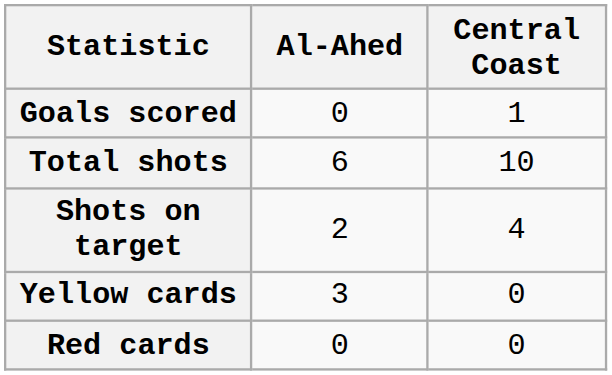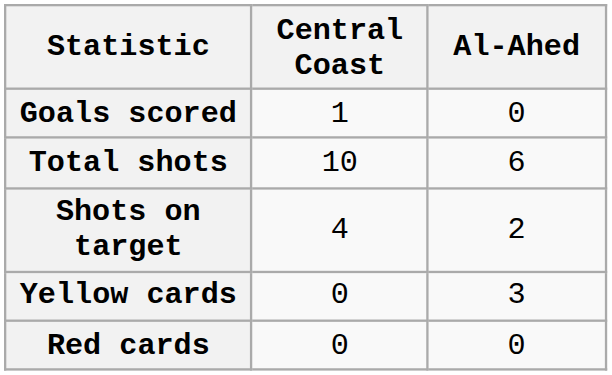columns swapped: (340, 47) <-> (517, 47)
